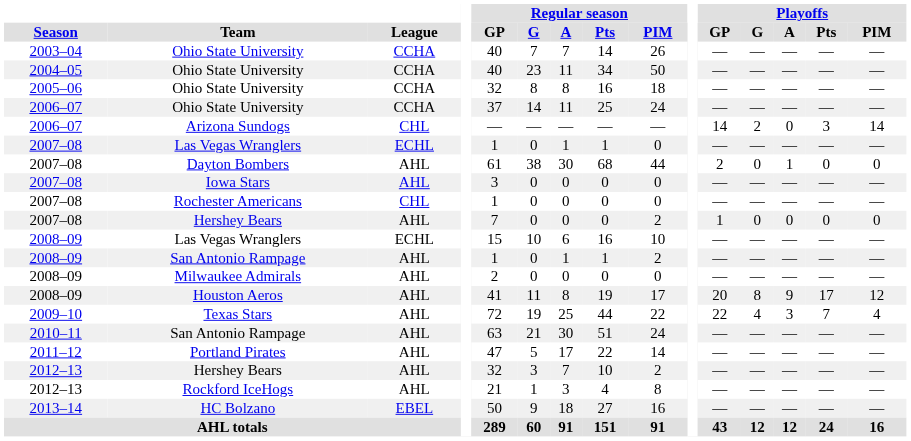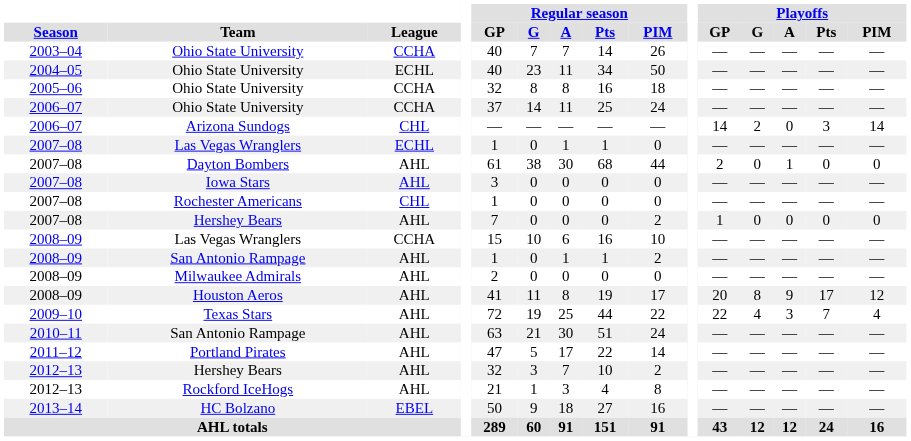(414, 69) CCHA -> (414, 69) ECHL
(414, 239) ECHL -> (414, 239) CCHA
